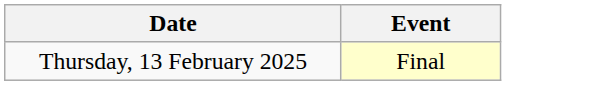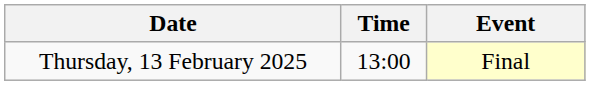+ column: (384, 23)
